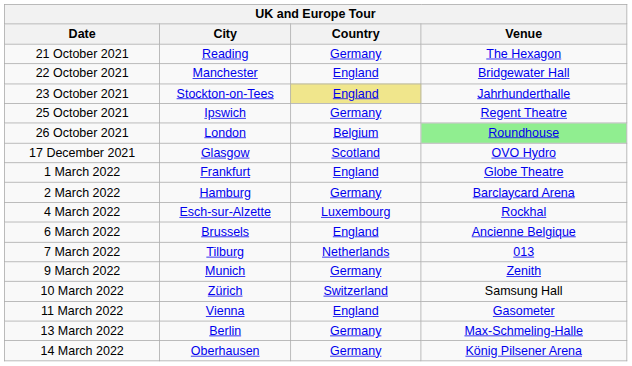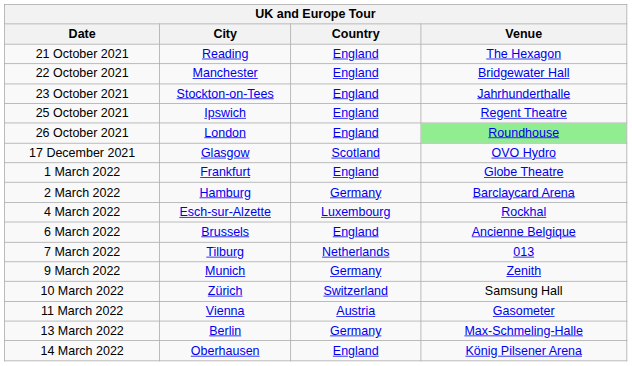(356, 53) Germany -> (356, 53) England
(356, 93) khaki background -> (356, 93) no background
(356, 113) Germany -> (356, 113) England
(356, 133) Belgium -> (356, 133) England
(356, 311) England -> (356, 311) Austria
(356, 350) Germany -> (356, 350) England
